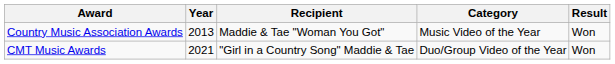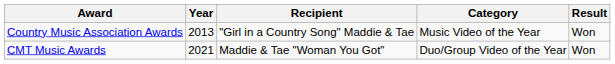(302, 31) Maddie & Tae "Woman You Got" -> (317, 31) "Girl in a Country Song" Maddie & Tae
(317, 50) "Girl in a Country Song" Maddie & Tae -> (302, 50) Maddie & Tae "Woman You Got"
